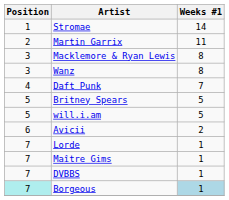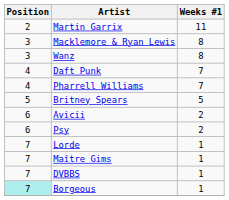- row: (72, 26)
+ row: (98, 85)
- row: (77, 114)
+ row: (61, 129)
(201, 188) lightblue background -> (201, 188) no background
